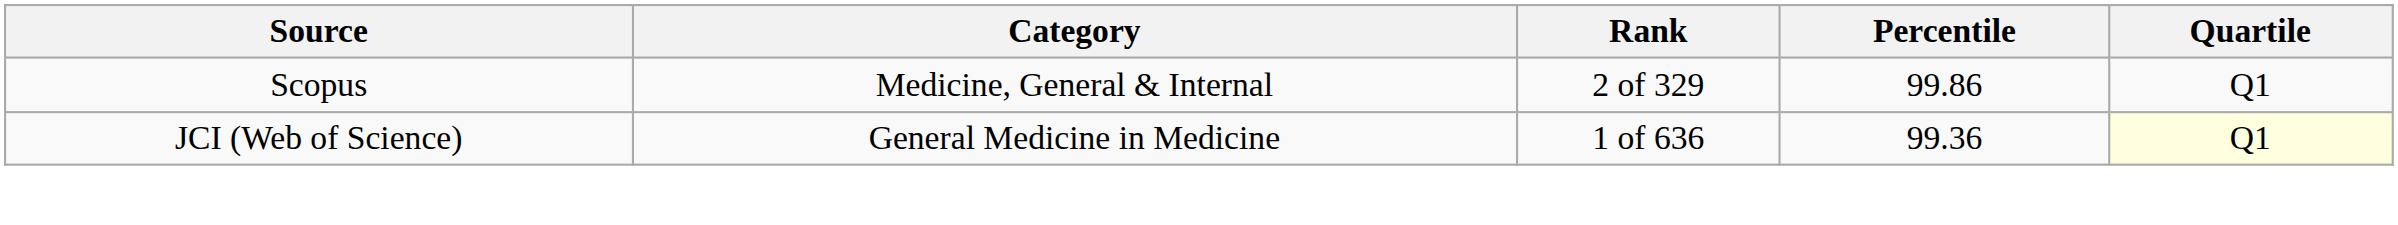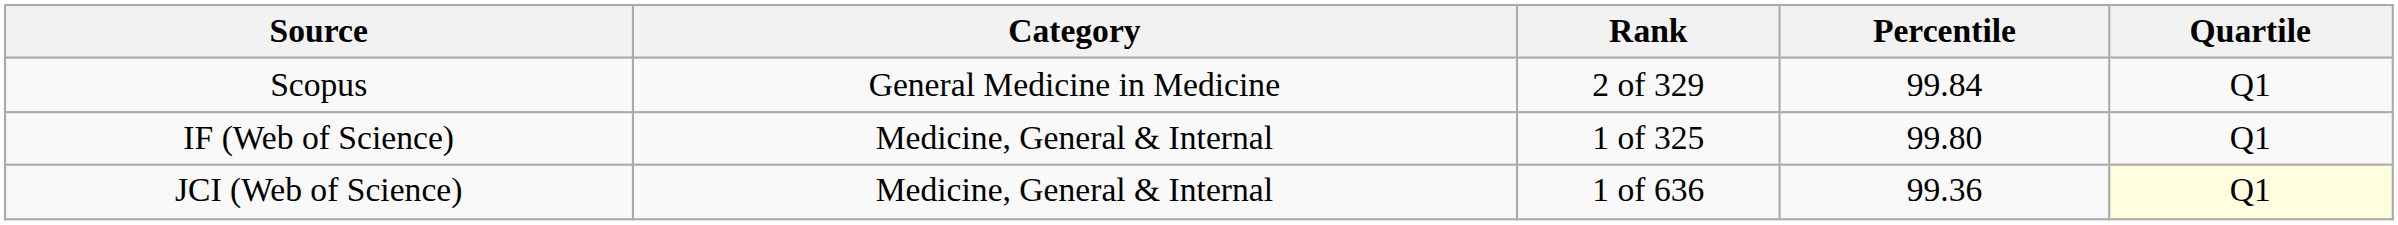(1074, 84) Medicine, General & Internal -> (1074, 84) General Medicine in Medicine
(1944, 84) 99.86 -> (1944, 84) 99.84
+ row: (319, 137)
(1074, 137) General Medicine in Medicine -> (1074, 191) Medicine, General & Internal
